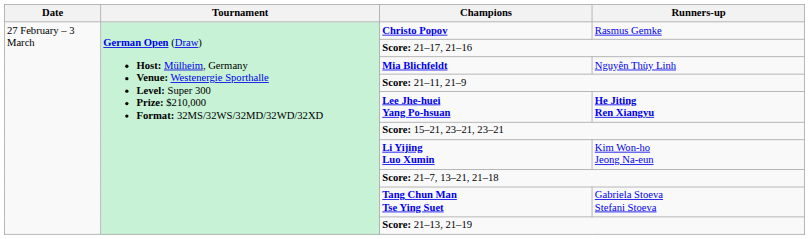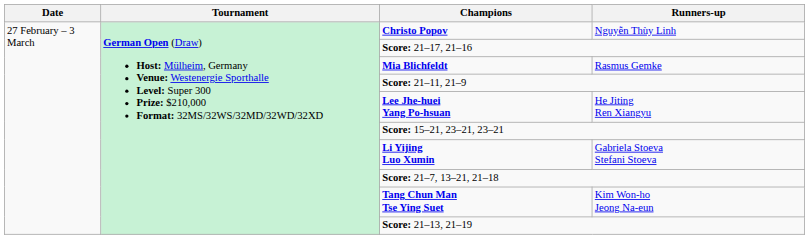(628, 30) Rasmus Gemke -> (635, 30) Nguyễn Thùy Linh
(635, 65) Nguyễn Thùy Linh -> (628, 65) Rasmus Gemke
(624, 106) bold -> (623, 106) normal
(624, 154) Kim Won-ho Jeong Na-eun -> (629, 154) Gabriela Stoeva Stefani Stoeva
(629, 201) Gabriela Stoeva Stefani Stoeva -> (624, 201) Kim Won-ho Jeong Na-eun
